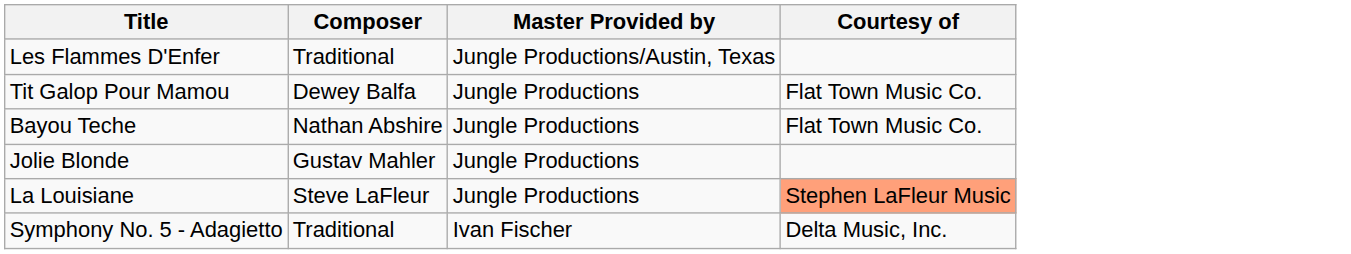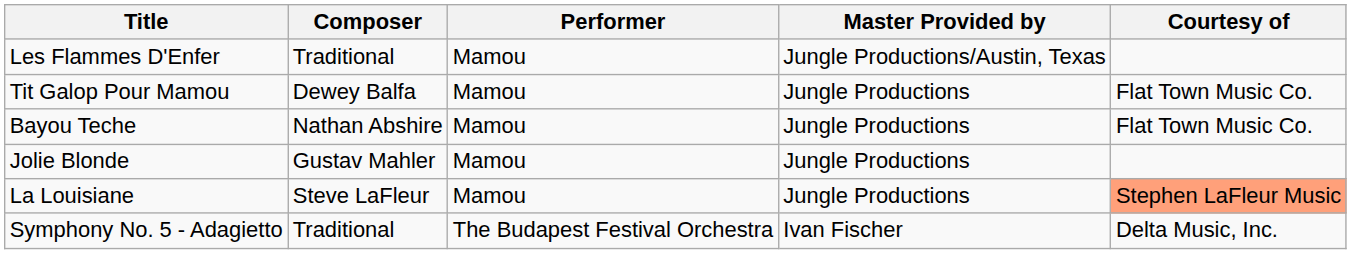+ column: (613, 21)
